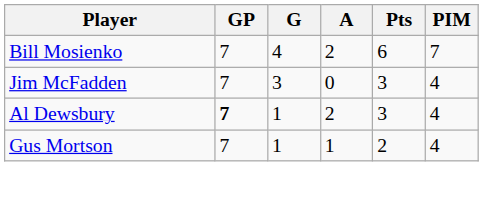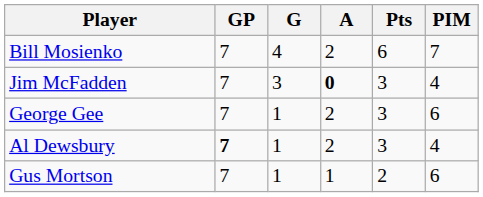(330, 82) normal -> (330, 82) bold
+ row: (56, 113)
(435, 144) 4 -> (435, 176) 6
